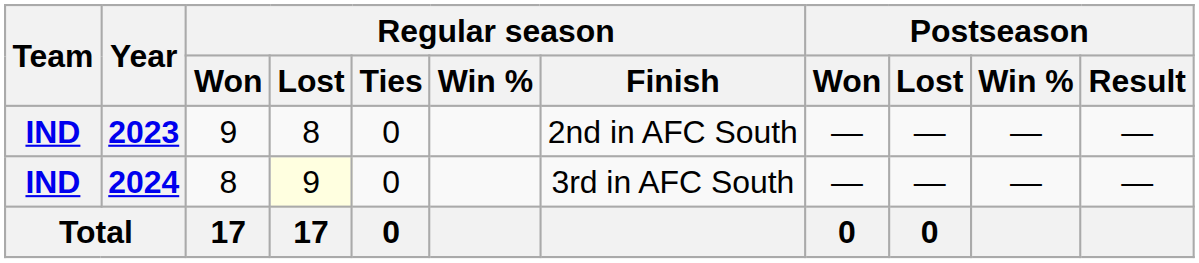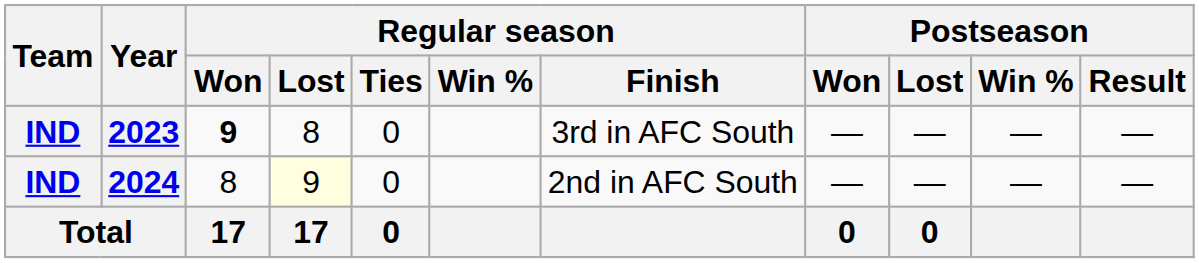(228, 132) normal -> (228, 132) bold
(673, 132) 2nd in AFC South -> (673, 132) 3rd in AFC South
(673, 182) 3rd in AFC South -> (673, 182) 2nd in AFC South
